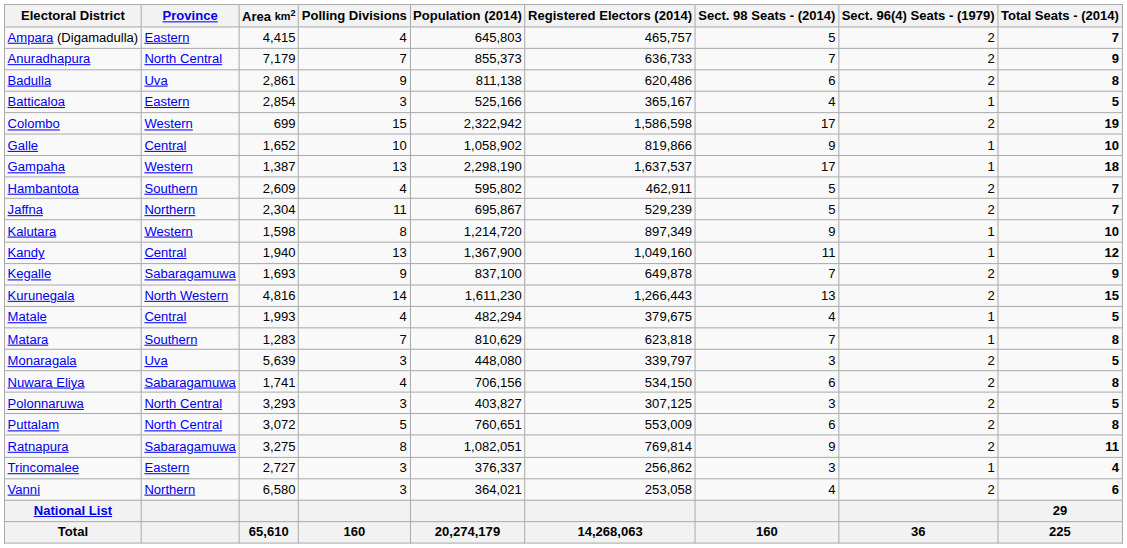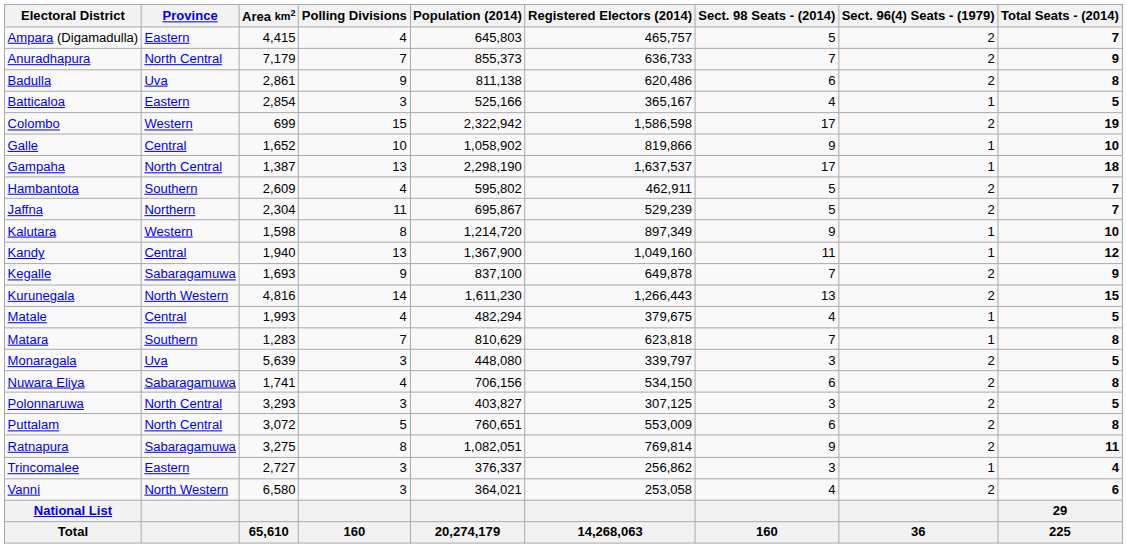(169, 166) Western -> (183, 166) North Central
(170, 489) Northern -> (186, 489) North Western
